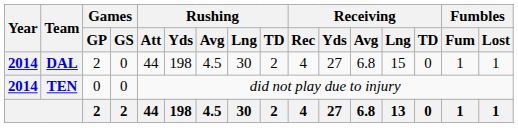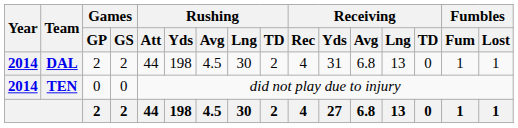(124, 63) 0 -> (124, 63) 2
(334, 63) 27 -> (334, 63) 31
(398, 63) 15 -> (398, 63) 13
